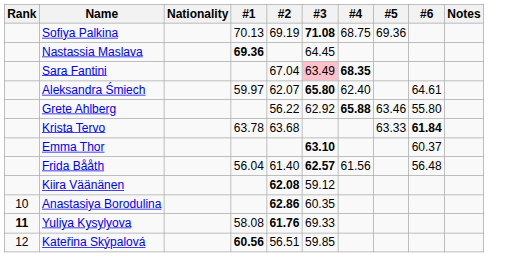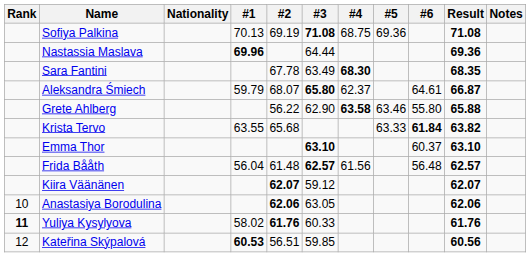+ column: (466, 14)
(249, 52) 69.36 -> (249, 52) 69.96
(320, 52) 64.45 -> (320, 52) 64.44
(284, 71) 67.04 -> (284, 71) 67.78
(320, 71) pink background -> (320, 71) no background
(356, 71) 68.35 -> (356, 71) 68.30
(249, 90) 59.97 -> (249, 90) 59.79
(284, 90) 62.07 -> (284, 90) 68.07
(356, 90) 62.40 -> (356, 90) 62.37
(320, 109) 62.92 -> (320, 109) 62.90
(356, 109) 65.88 -> (356, 109) 63.58
(249, 128) 63.78 -> (249, 128) 63.55
(284, 128) 63.68 -> (284, 128) 65.68
(284, 166) 61.40 -> (284, 166) 61.48
(284, 185) 62.08 -> (284, 185) 62.07
(284, 204) 62.86 -> (284, 204) 62.06
(320, 204) 60.35 -> (320, 204) 63.05
(249, 223) 58.08 -> (249, 223) 58.02
(320, 223) 69.33 -> (320, 223) 60.33
(249, 242) 60.56 -> (249, 242) 60.53
